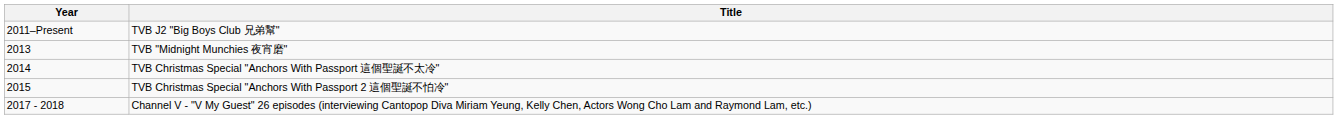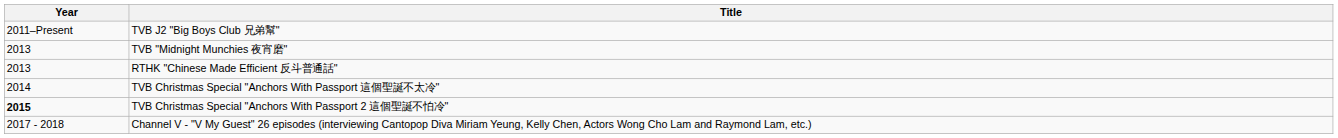+ row: (235, 68)
(19, 88) normal -> (19, 107) bold
